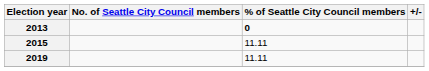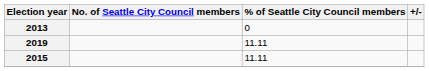(247, 27) bold -> (247, 27) normal
rows swapped: (37, 43) <-> (37, 58)
